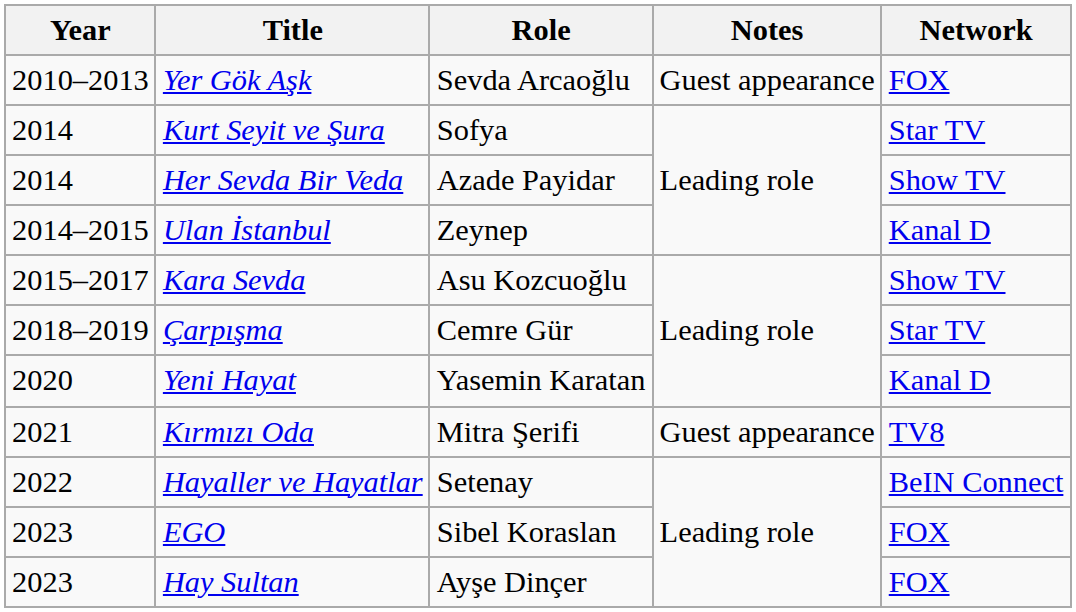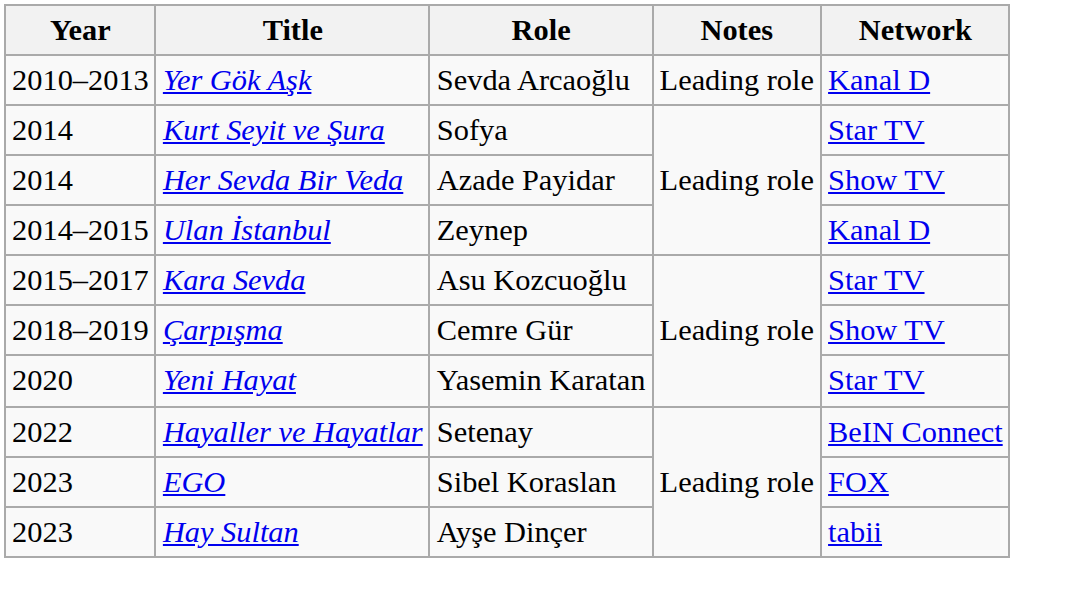(767, 79) Guest appearance -> (737, 79) Leading role
(919, 79) FOX -> (879, 79) Kanal D
(947, 280) Show TV -> (876, 280) Star TV
(937, 330) Star TV -> (886, 330) Show TV
(940, 380) Kanal D -> (876, 380) Star TV
- row: (238, 430)
(919, 581) FOX -> (855, 530) tabii
